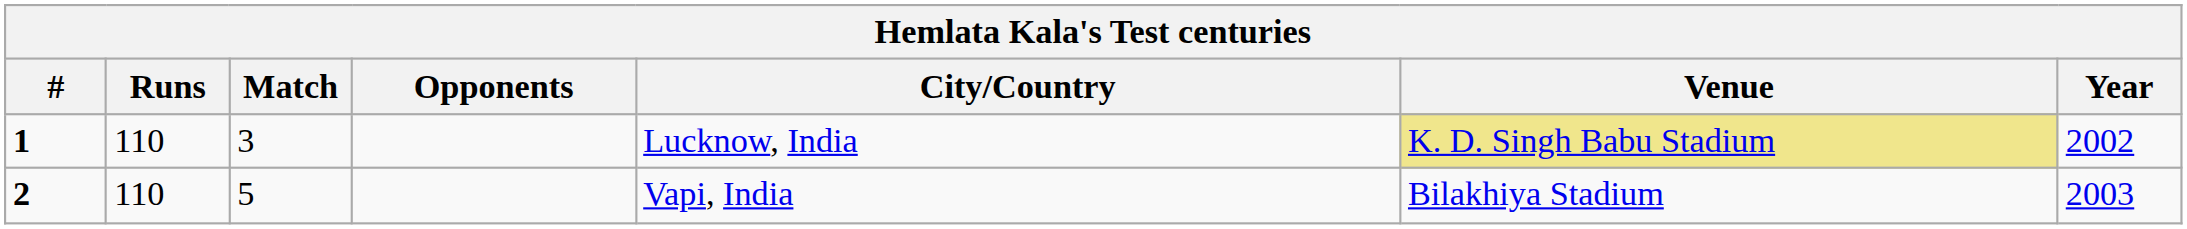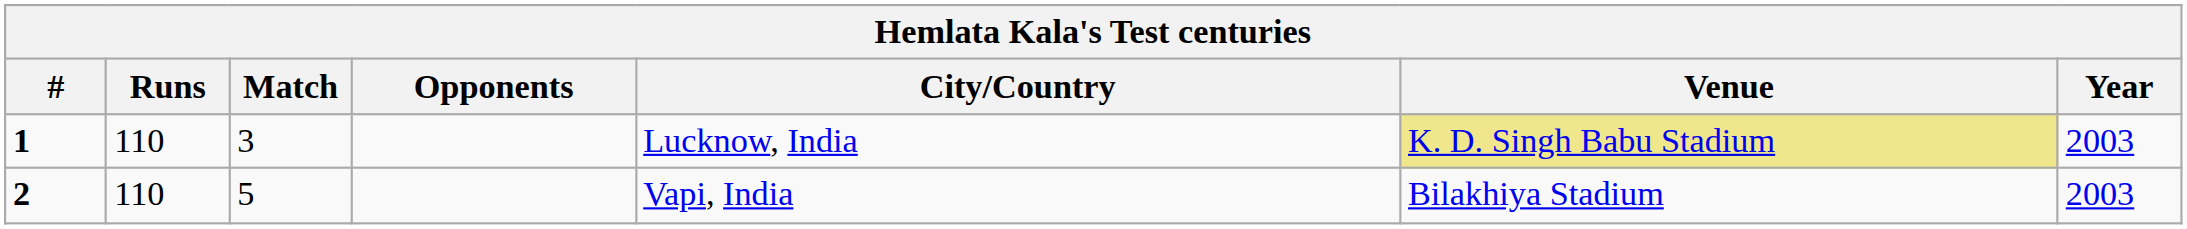(2100, 140) 2002 -> (2100, 140) 2003
